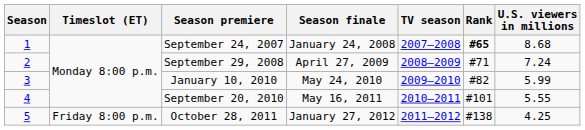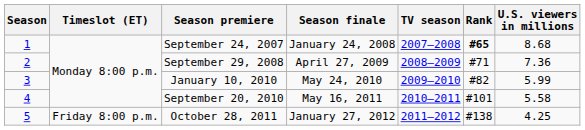(538, 62) 7.24 -> (538, 62) 7.36
(538, 98) 5.55 -> (538, 98) 5.58
